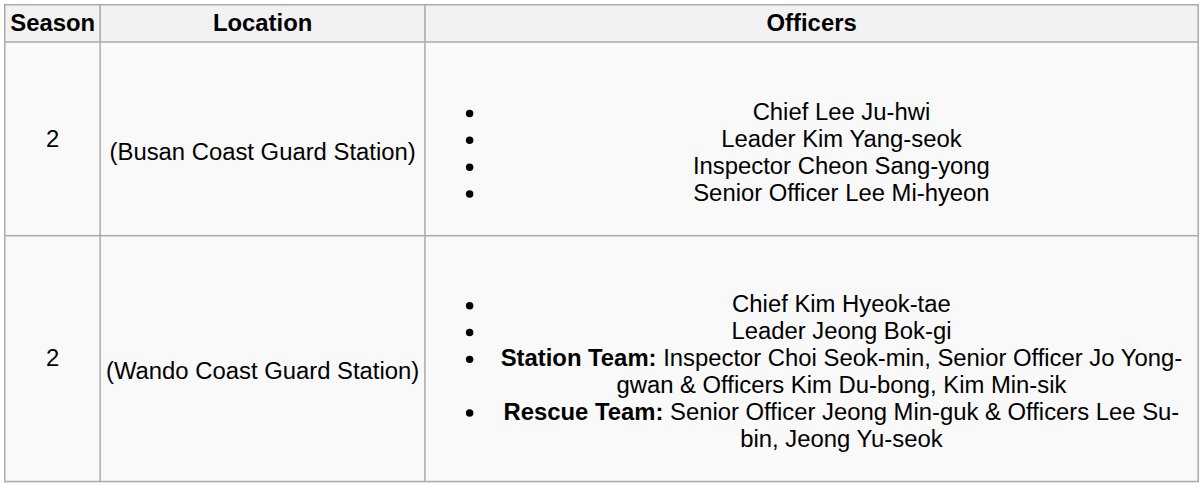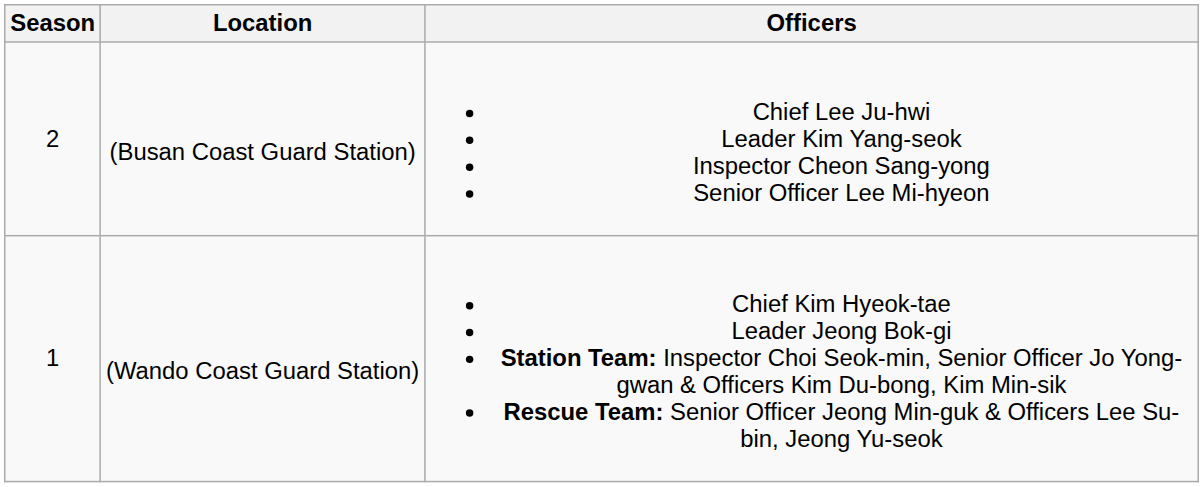(53, 358) 2 -> (53, 358) 1
